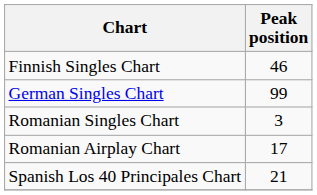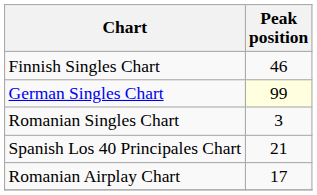(279, 93) no background -> (279, 93) lightyellow background
rows swapped: (94, 148) <-> (125, 176)
